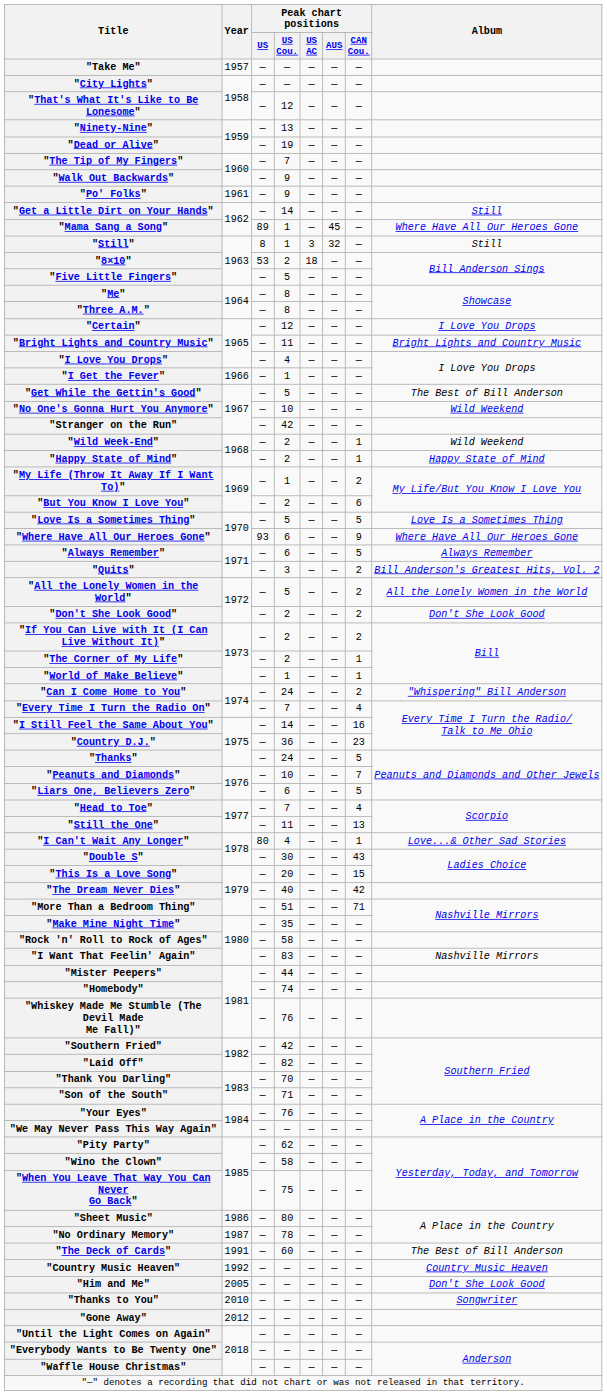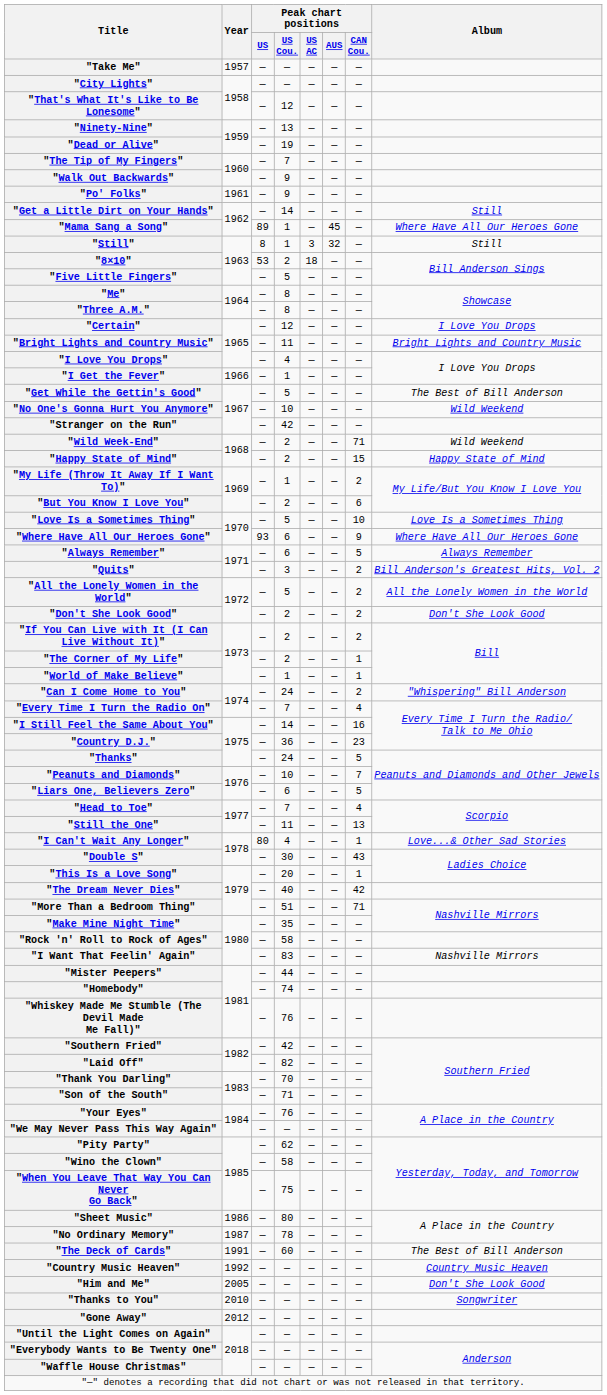(359, 442) 1 -> (359, 442) 71
(359, 459) 1 -> (359, 459) 15
(359, 520) 5 -> (359, 520) 10
(359, 874) 15 -> (359, 874) 1
